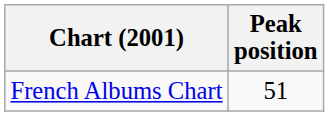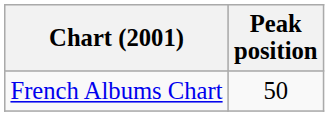(276, 90) 51 -> (276, 90) 50
